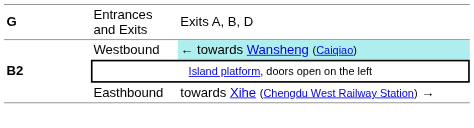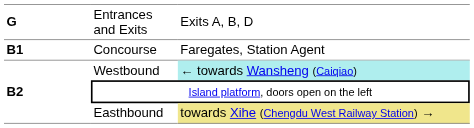+ row: (125, 50)
(307, 92) no background -> (307, 113) khaki background
